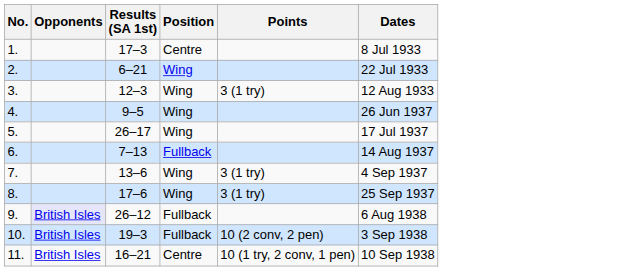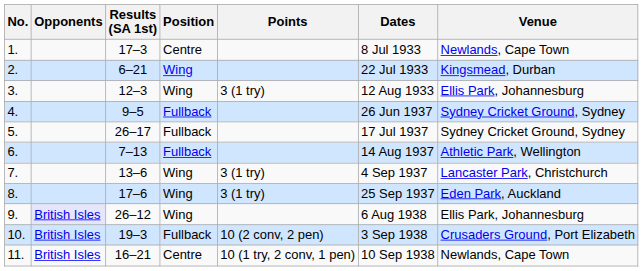+ column: (538, 22)
(178, 111) Wing -> (187, 111) Fullback
(178, 132) Wing -> (187, 132) Fullback
(187, 214) Fullback -> (178, 214) Wing
